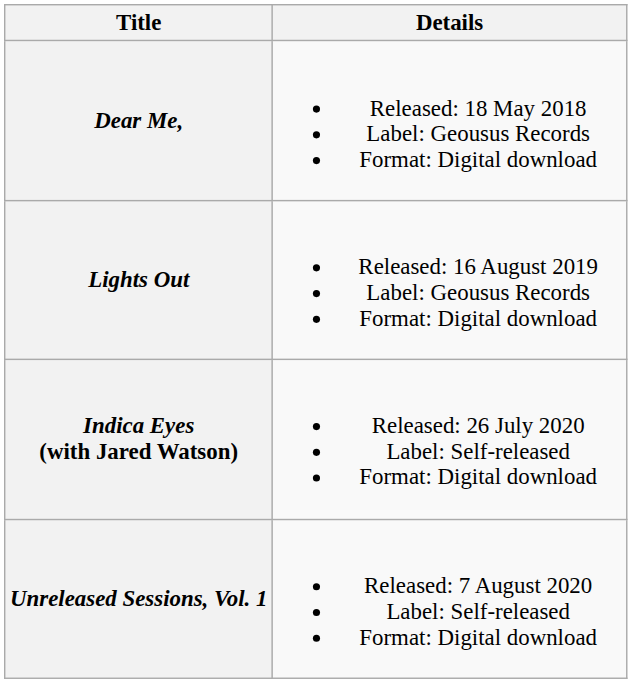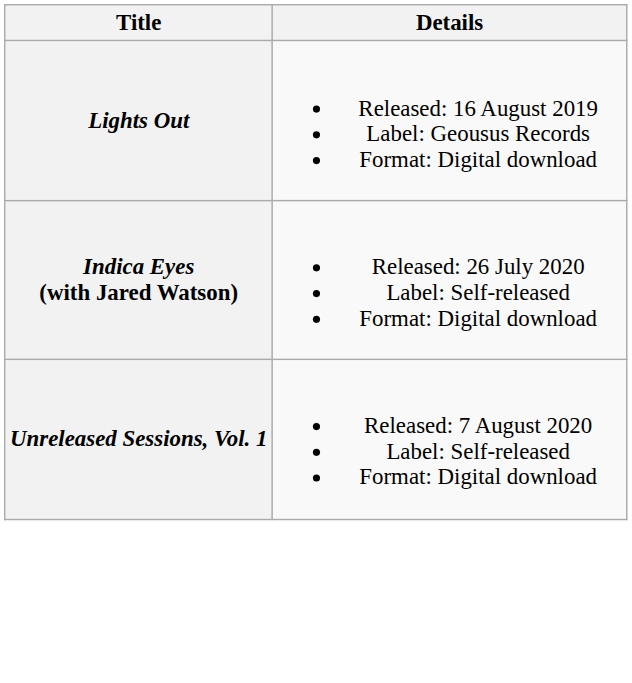- row: (139, 120)
